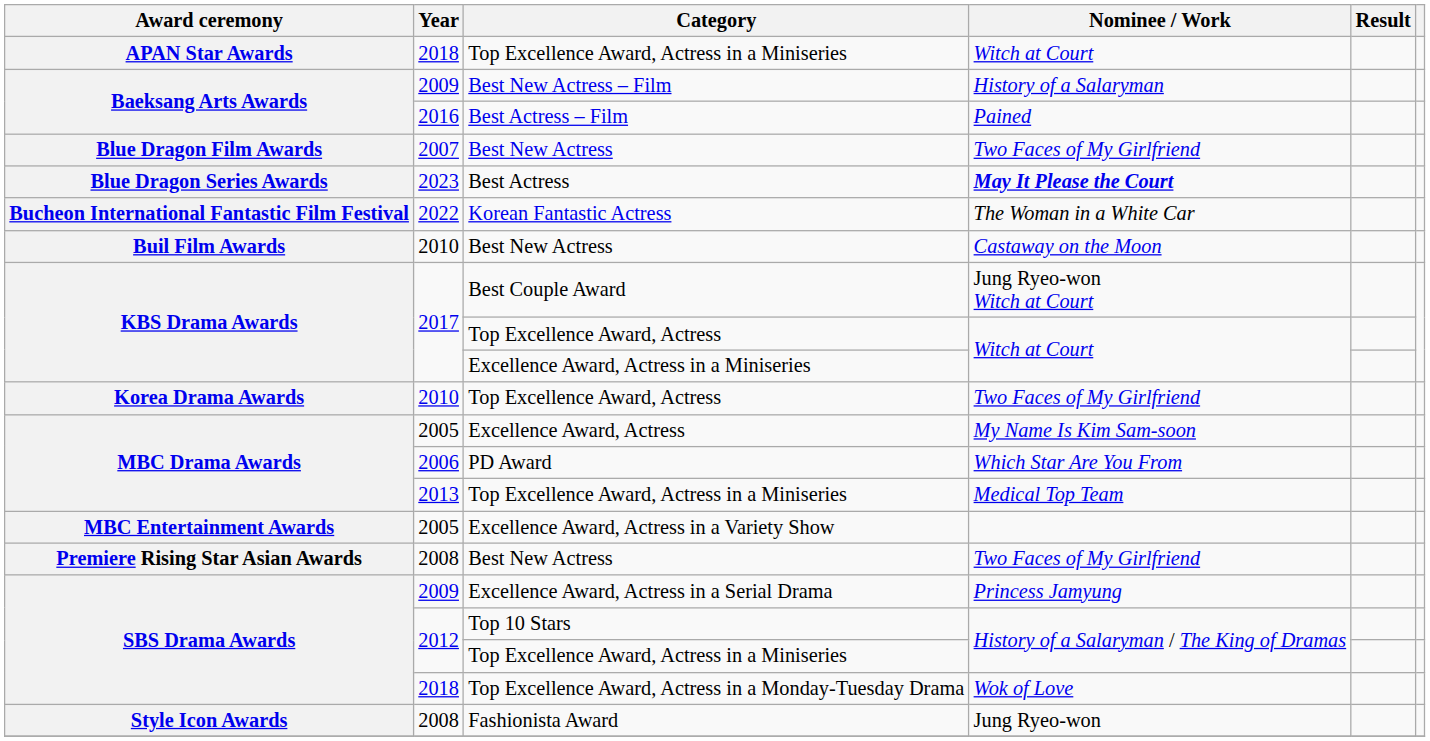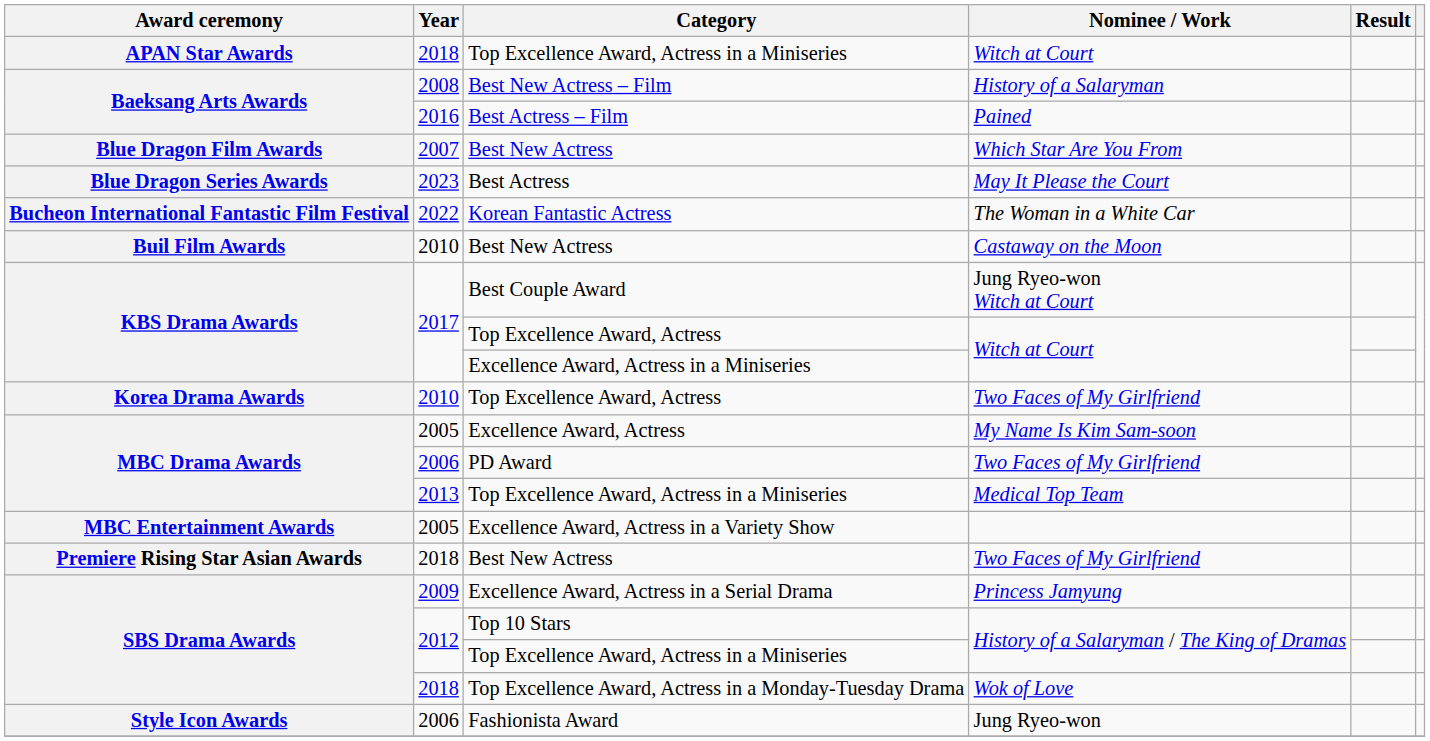(439, 85) 2009 -> (439, 85) 2008
(1087, 149) Two Faces of My Girlfriend -> (1078, 149) Which Star Are You From
(1074, 181) bold -> (1071, 181) normal
(1078, 462) Which Star Are You From -> (1087, 462) Two Faces of My Girlfriend
(439, 559) 2008 -> (439, 559) 2018
(439, 720) 2008 -> (439, 720) 2006
